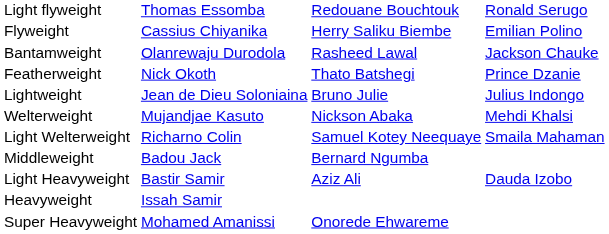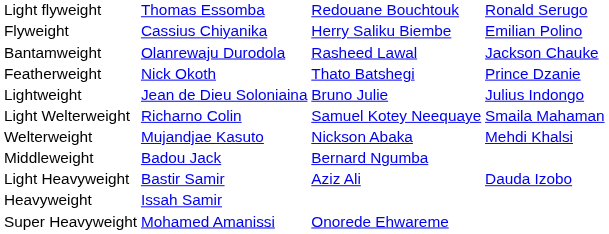rows swapped: (67, 137) <-> (48, 116)
